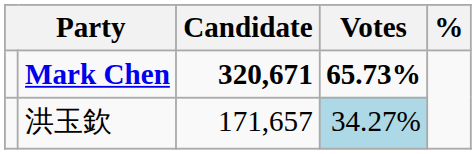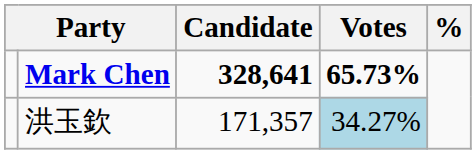(265, 73) 320,671 -> (265, 73) 328,641
(265, 122) 171,657 -> (265, 122) 171,357
